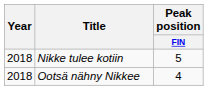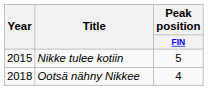(20, 58) 2018 -> (20, 58) 2015
